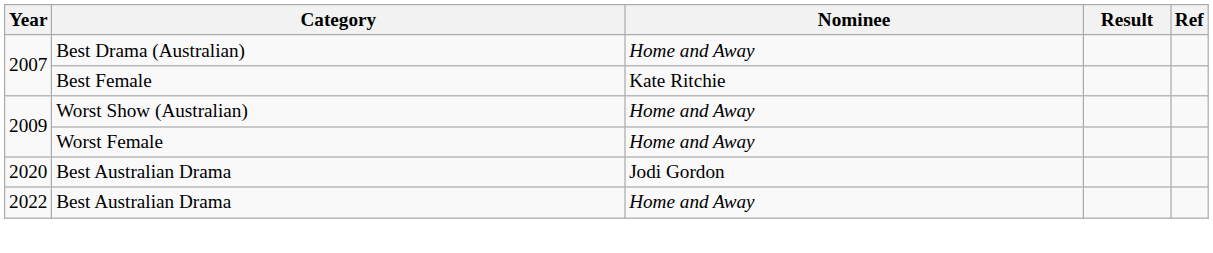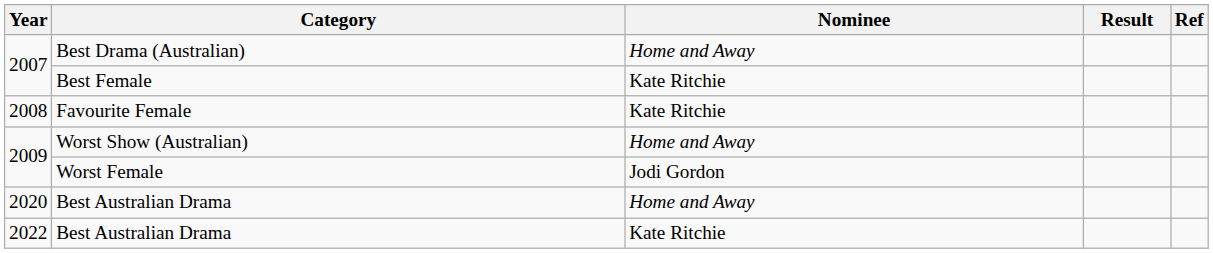+ row: (28, 111)
(692, 141) Home and Away -> (677, 171) Jodi Gordon
(677, 171) Jodi Gordon -> (692, 202) Home and Away
(692, 202) Home and Away -> (677, 232) Kate Ritchie
